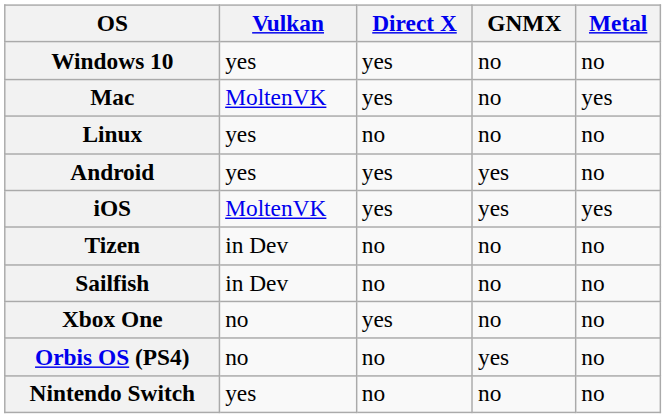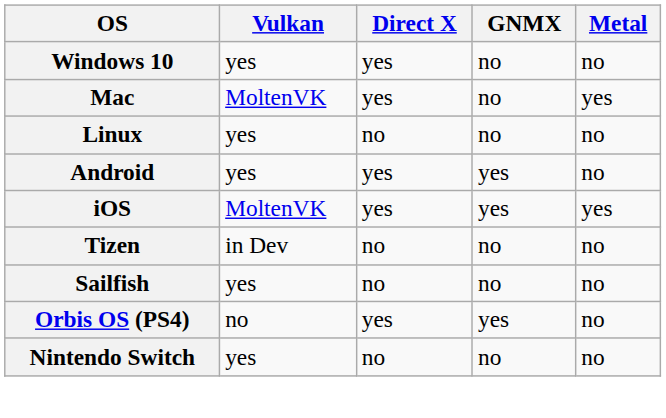(257, 282) in Dev -> (241, 282) yes
- row: (112, 319)
(373, 356) no -> (377, 319) yes
